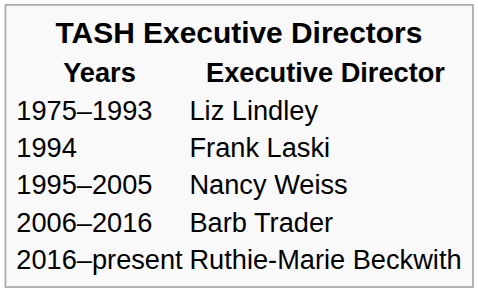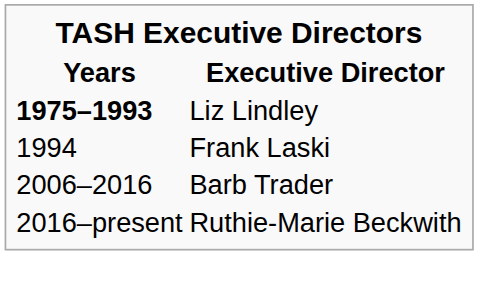(84, 111) normal -> (84, 111) bold
- row: (269, 185)
